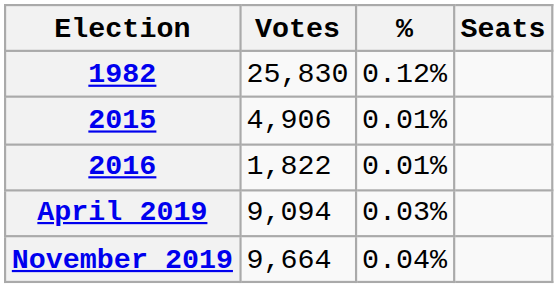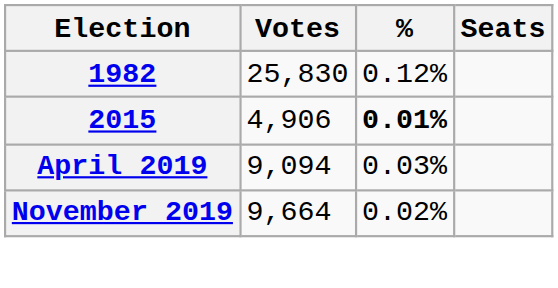(404, 121) normal -> (404, 121) bold
- row: (122, 167)
(404, 259) 0.04% -> (404, 213) 0.02%
